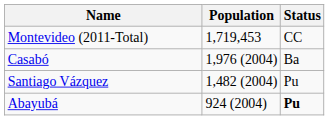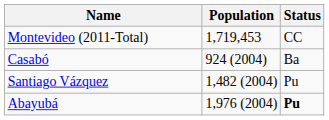(241, 59) 1,976 (2004) -> (236, 59) 924 (2004)
(236, 103) 924 (2004) -> (241, 103) 1,976 (2004)
